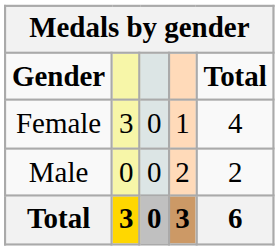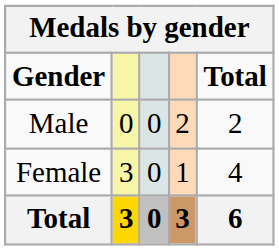rows swapped: (59, 171) <-> (59, 123)
